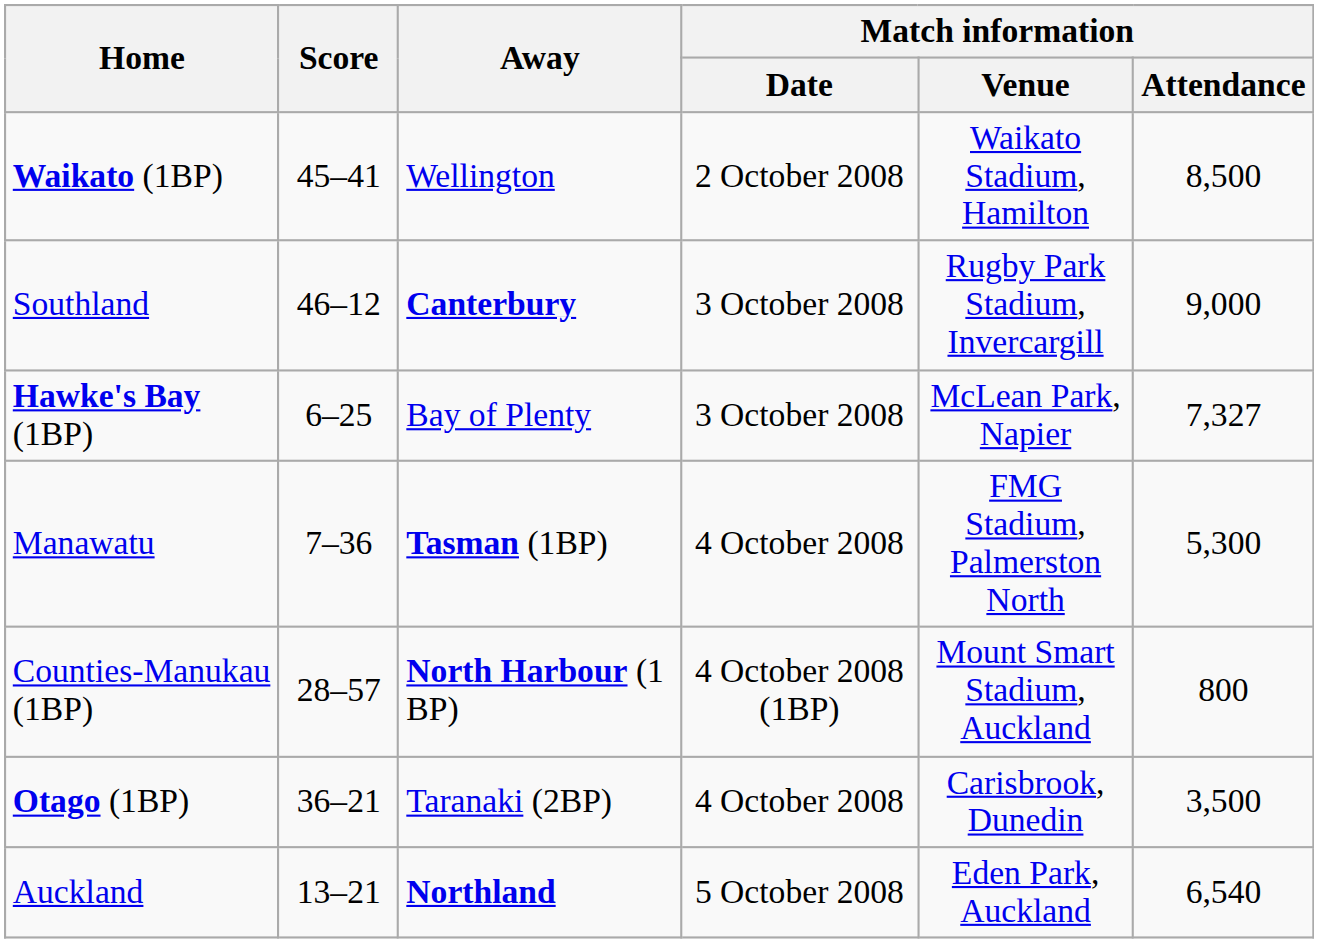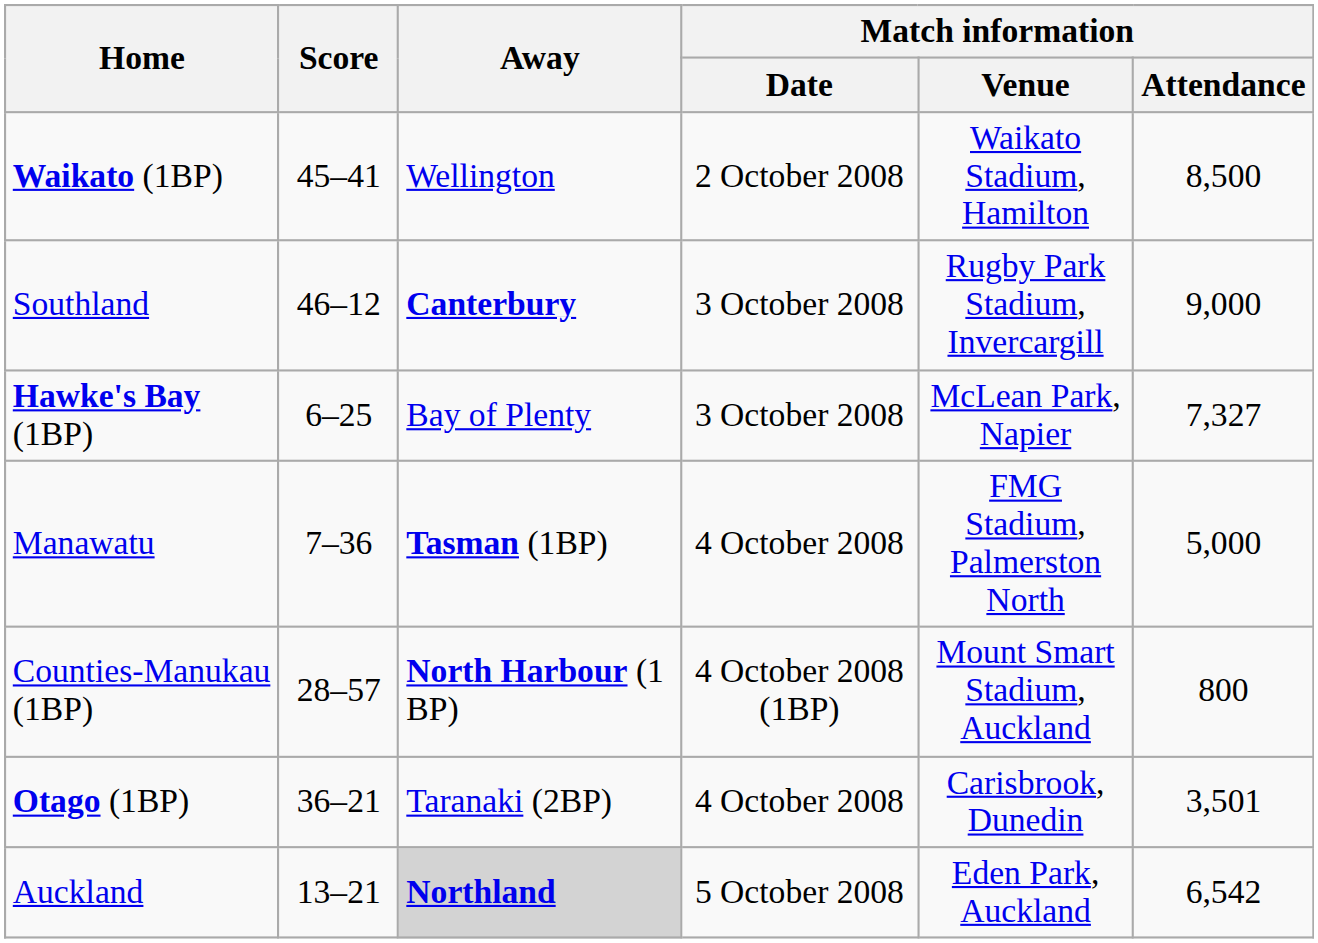(1223, 543) 5,300 -> (1223, 543) 5,000
(1223, 801) 3,500 -> (1223, 801) 3,501
(481, 892) no background -> (481, 892) lightgrey background
(1223, 892) 6,540 -> (1223, 892) 6,542
